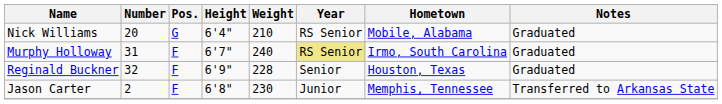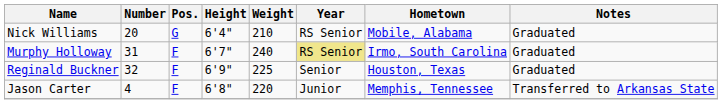(263, 70) 228 -> (263, 70) 225
(128, 89) 2 -> (128, 89) 4
(263, 89) 230 -> (263, 89) 220
